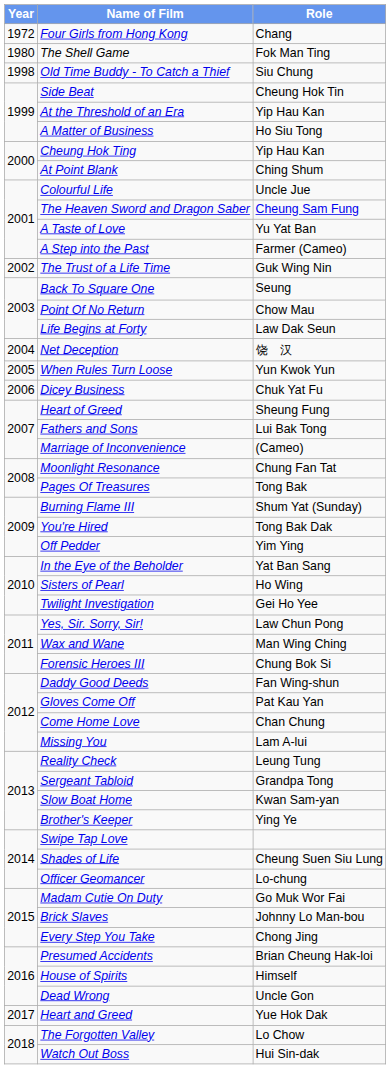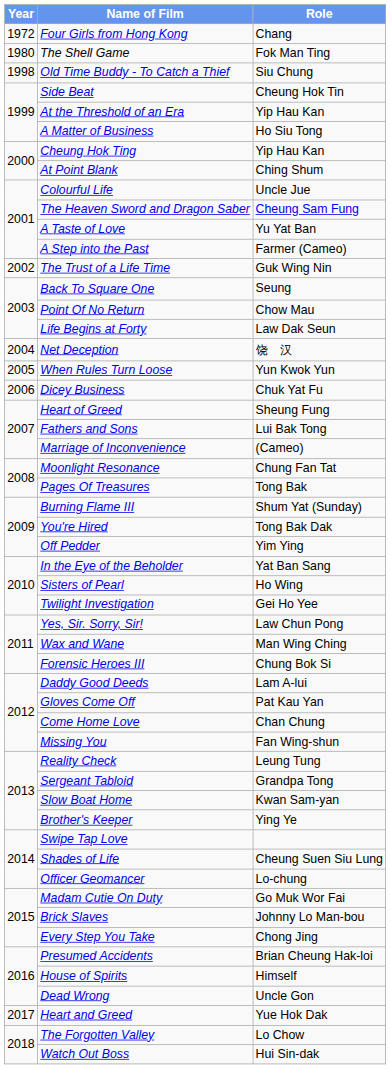(297, 683) Fan Wing-shun -> (281, 683) Lam A-lui
(281, 741) Lam A-lui -> (297, 741) Fan Wing-shun
